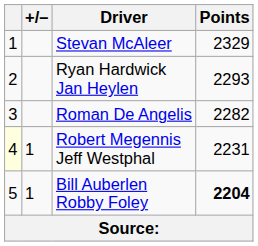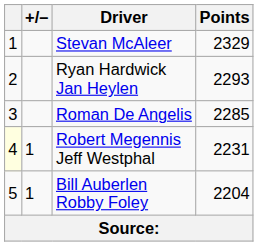(231, 114) 2282 -> (231, 114) 2285
(231, 194) bold -> (231, 194) normal
